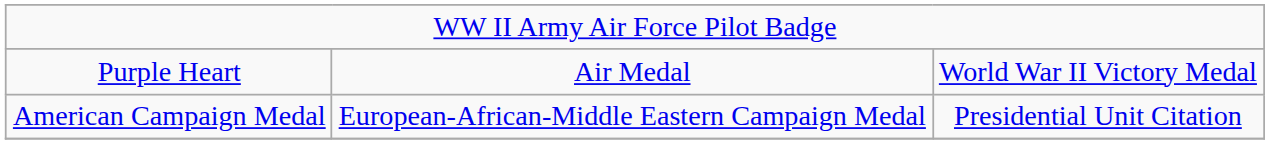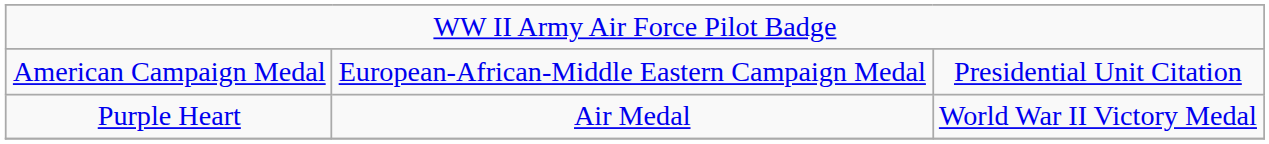rows swapped: (169, 71) <-> (169, 116)
